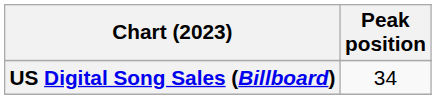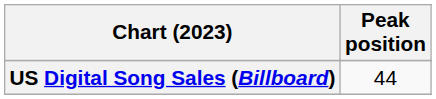(385, 77) 34 -> (385, 77) 44
